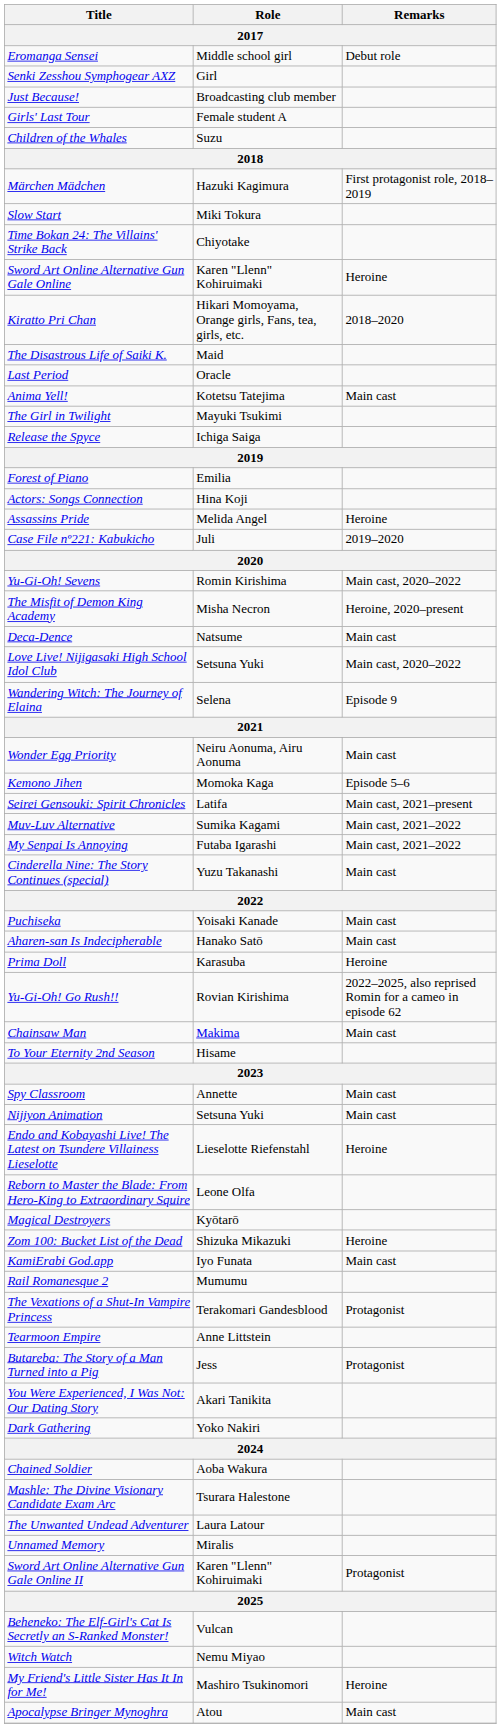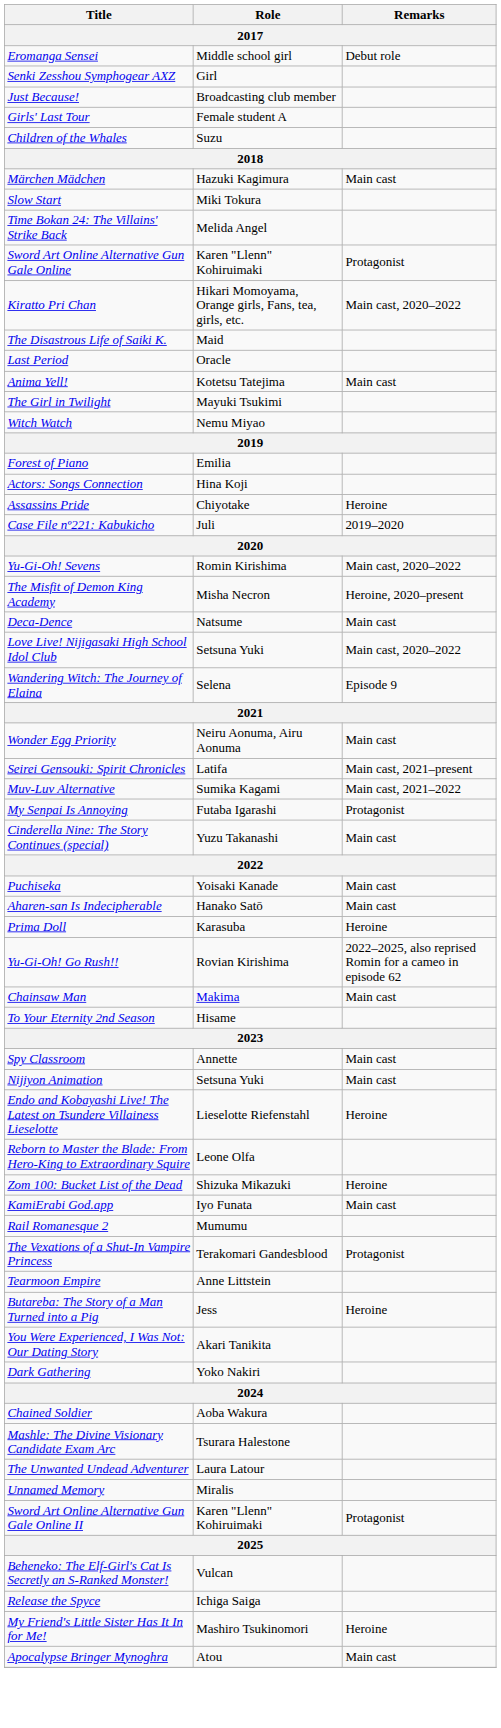(419, 186) First protagonist role, 2018–2019 -> (371, 179) Main cast
(223, 242) Chiyotake -> (232, 227) Melida Angel
(366, 277) Heroine -> (375, 262) Protagonist
(375, 319) 2018–2020 -> (403, 305) Main cast, 2020–2022
rows swapped: (54, 437) <-> (40, 1656)
(232, 519) Melida Angel -> (223, 504) Chiyotake
- row: (45, 783)
(403, 844) Main cast, 2021–2022 -> (375, 809) Protagonist
- row: (59, 1220)
(375, 1365) Protagonist -> (366, 1309) Heroine
